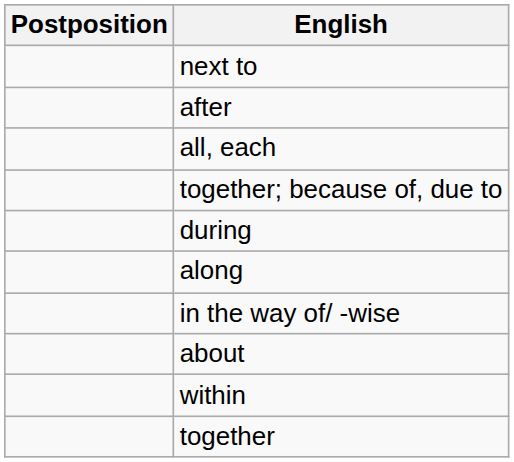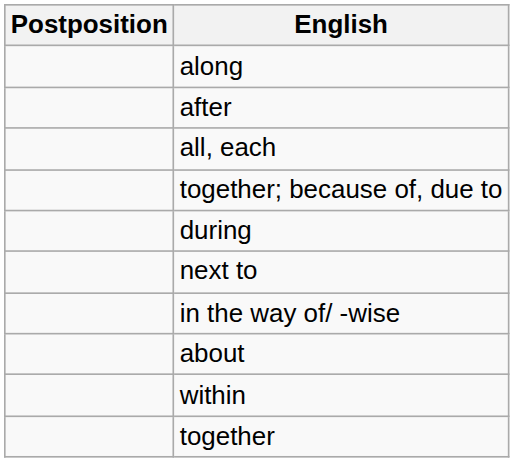rows swapped: (219, 66) <-> (211, 271)
